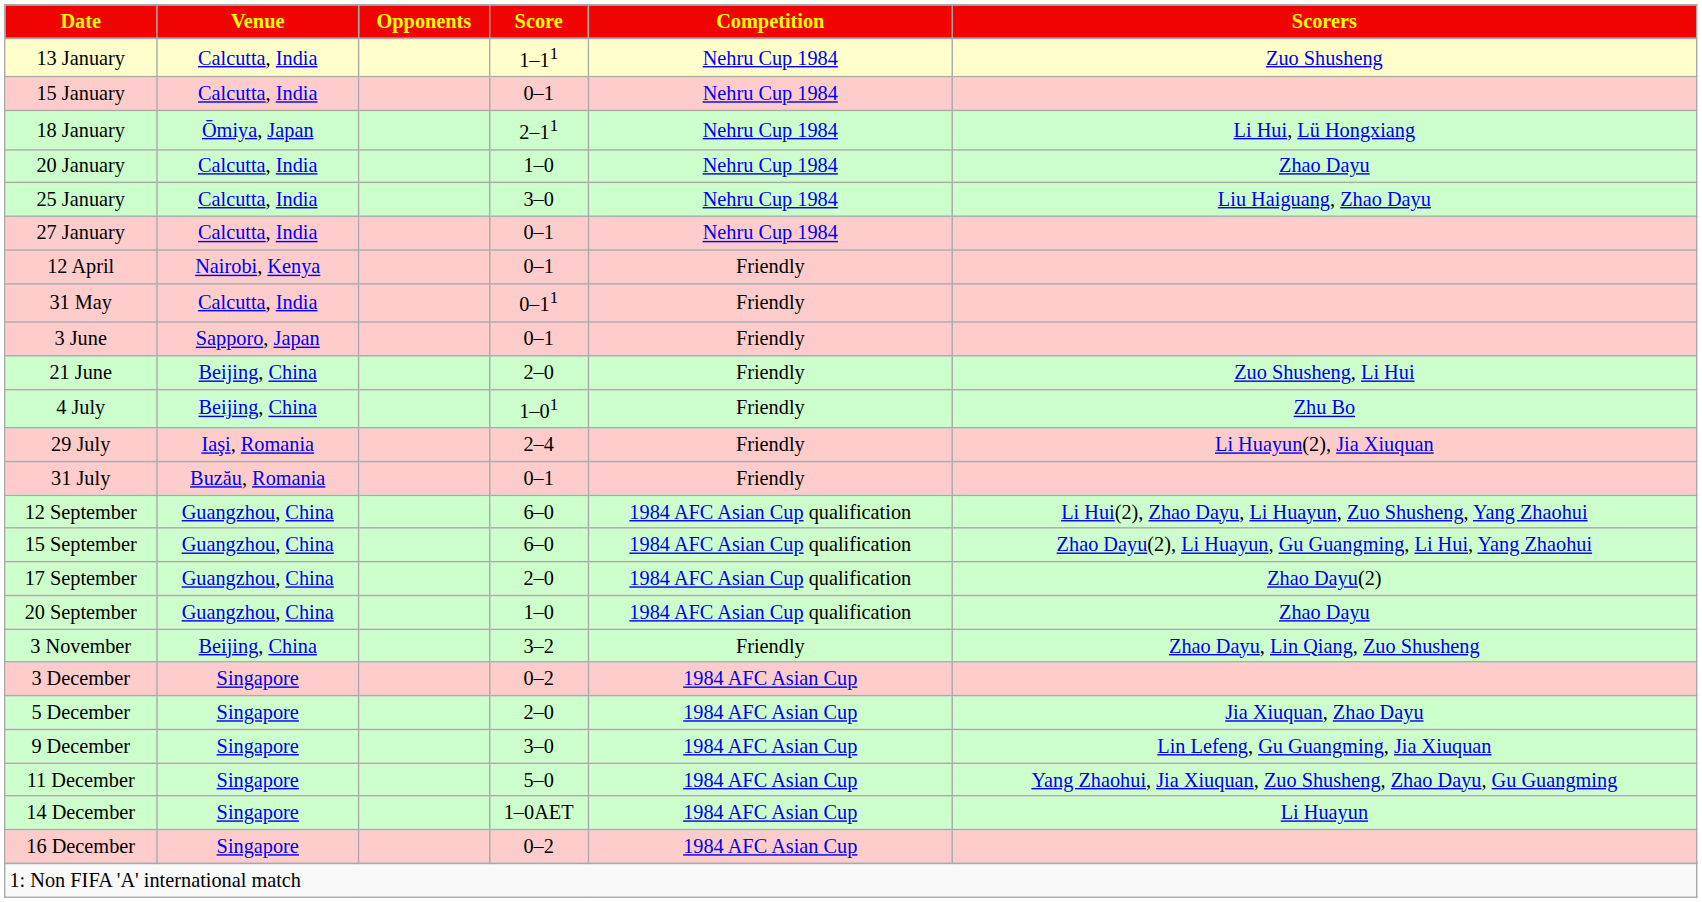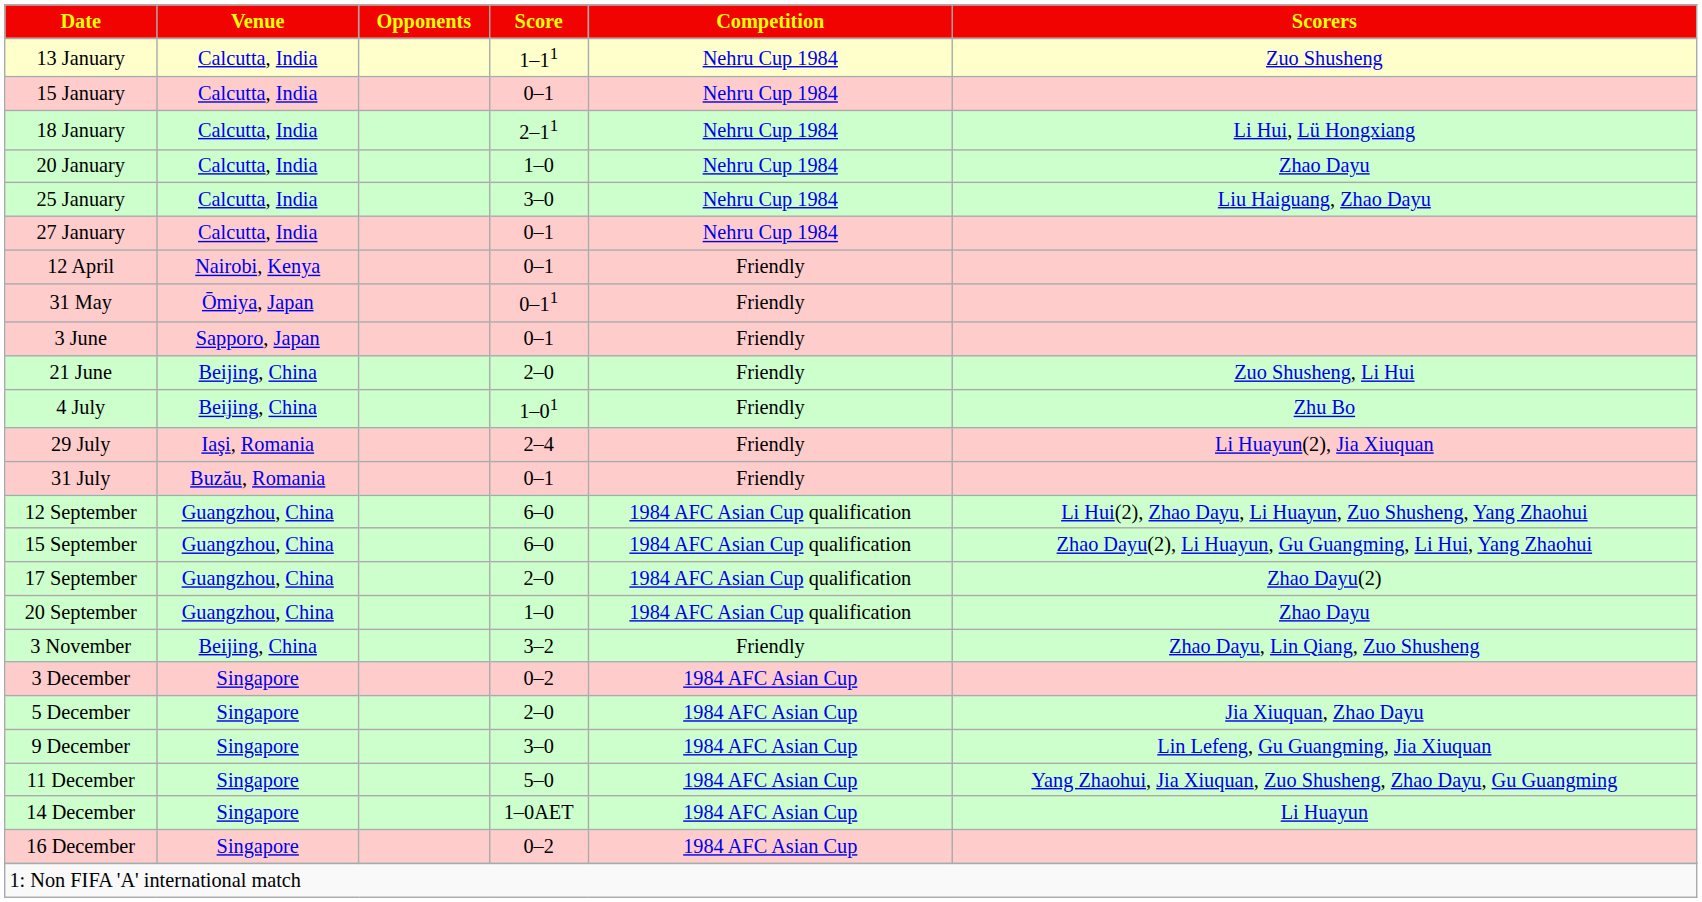(258, 130) Ōmiya, Japan -> (258, 130) Calcutta, India
(258, 302) Calcutta, India -> (258, 302) Ōmiya, Japan
